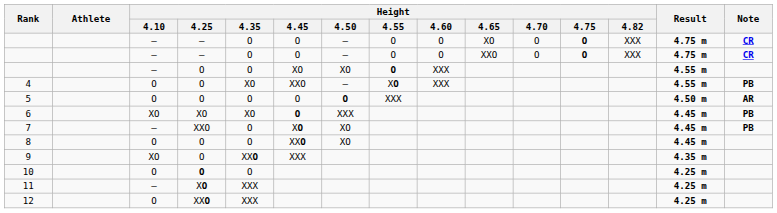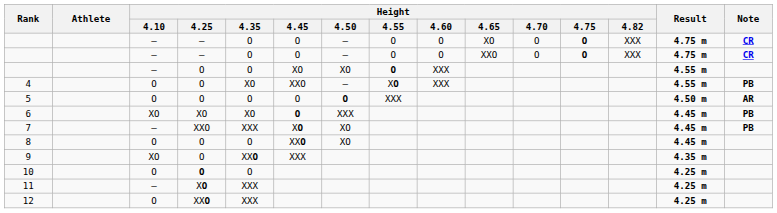(250, 128) O -> (250, 128) XXX
